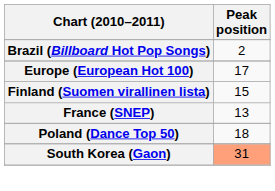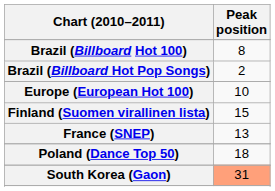+ row: (109, 50)
(242, 71) 17 -> (242, 92) 10
